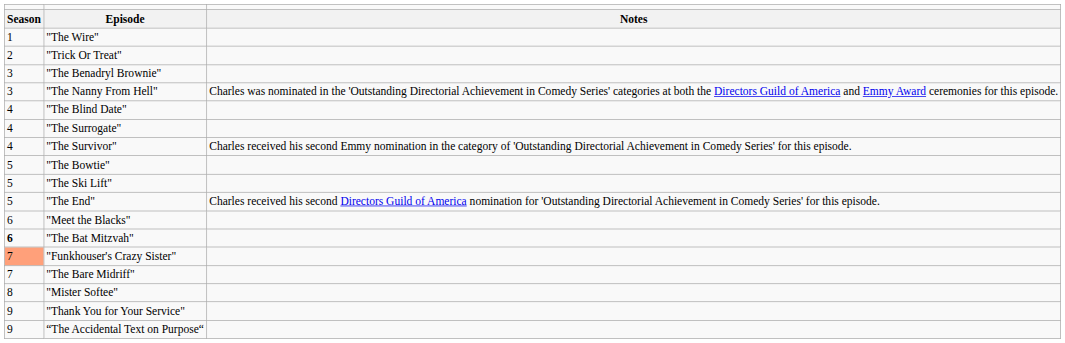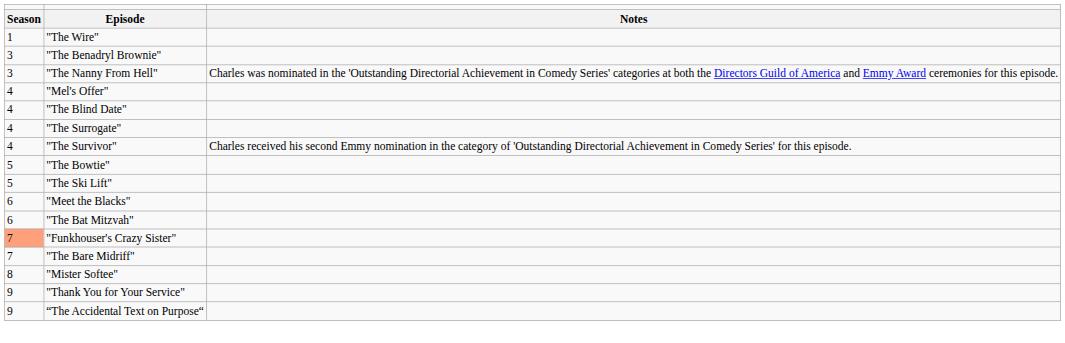- row: (84, 55)
+ row: (77, 92)
- row: (71, 201)
(10, 238) bold -> (10, 219) normal
